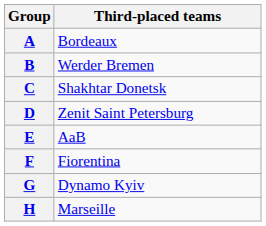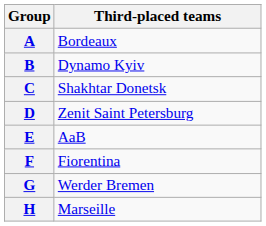(106, 64) Werder Bremen -> (101, 64) Dynamo Kyiv
(101, 185) Dynamo Kyiv -> (106, 185) Werder Bremen
